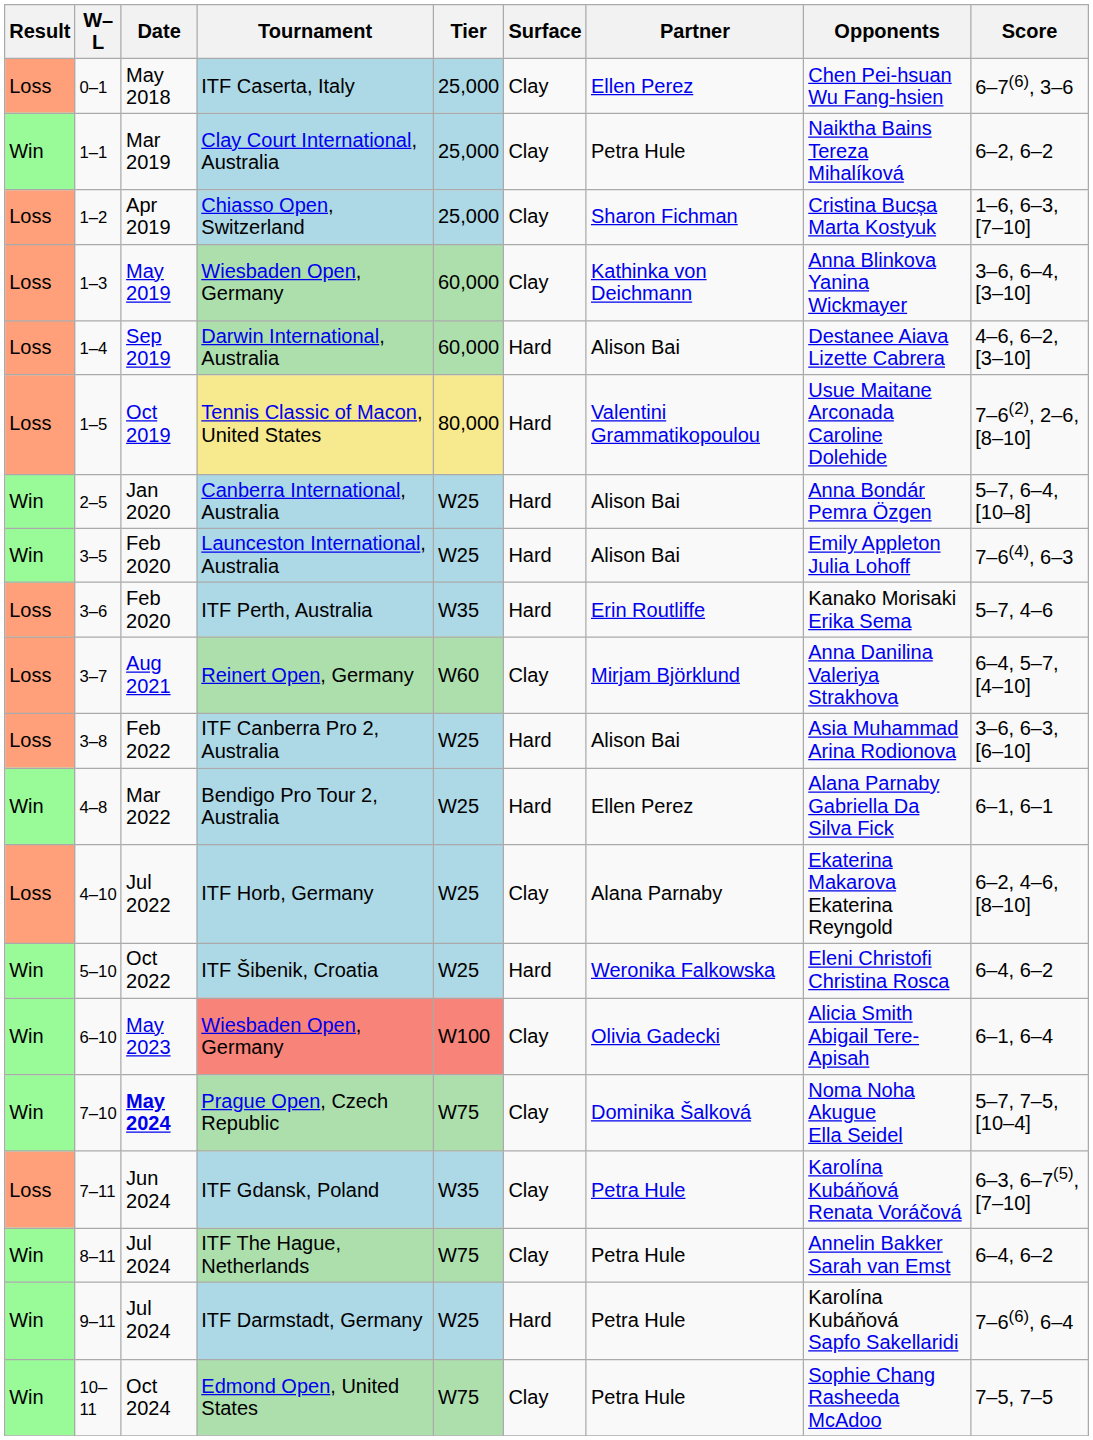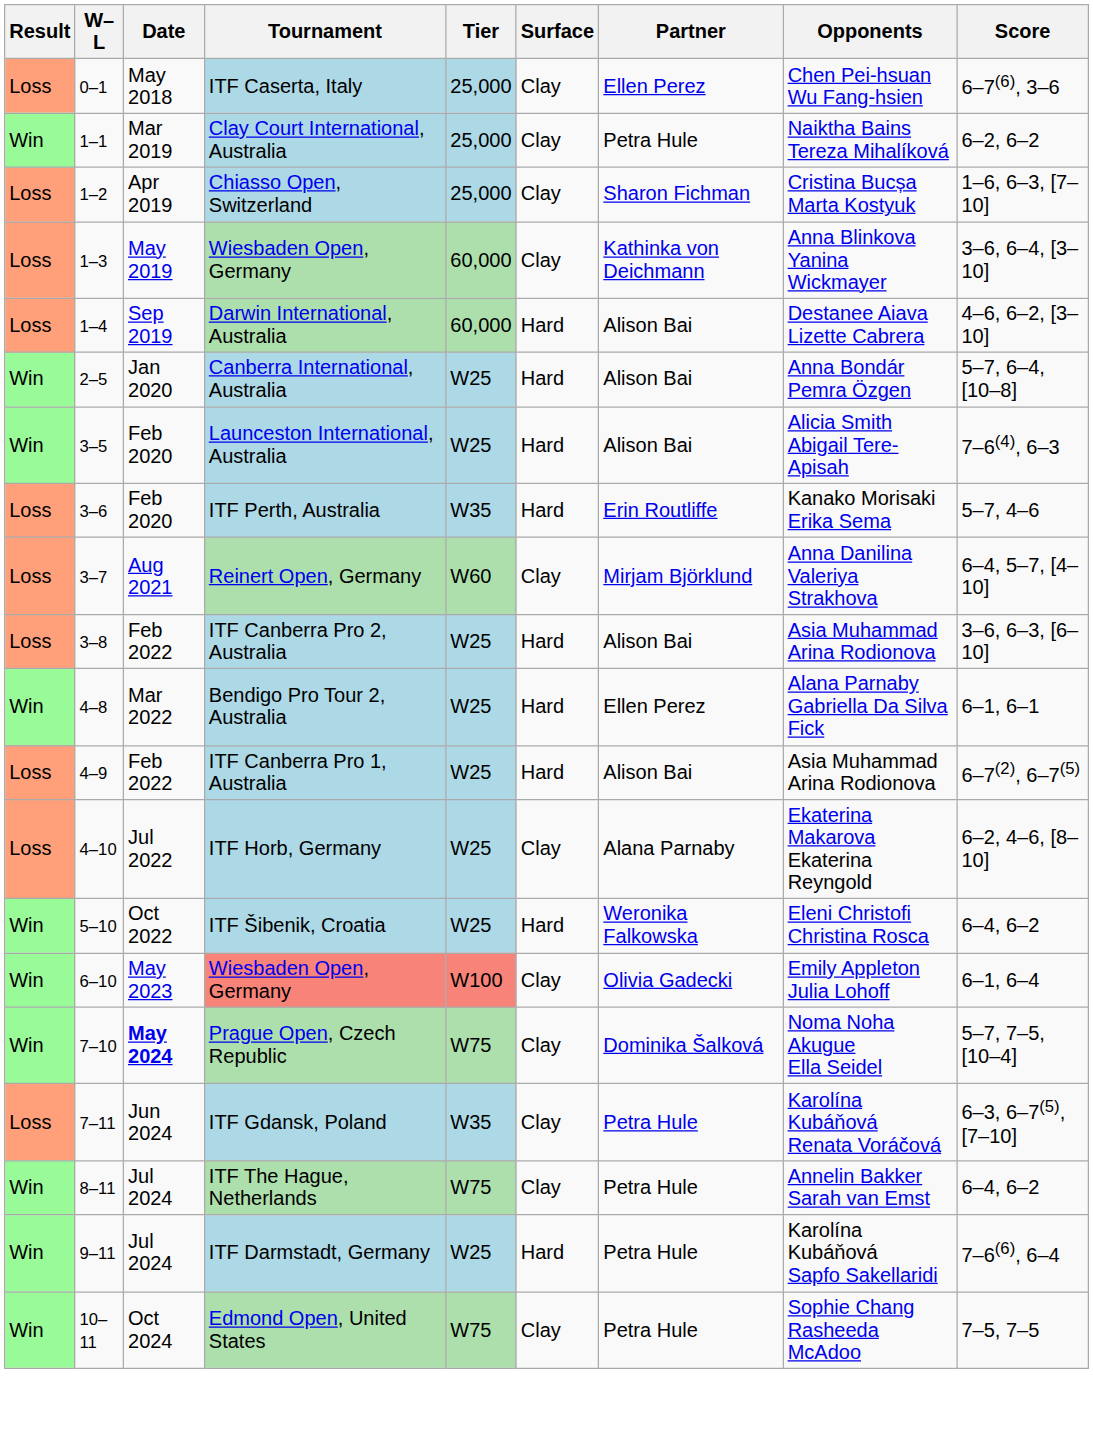- row: (93, 425)
(874, 555) Emily Appleton Julia Lohoff -> (843, 444) Alicia Smith Abigail Tere-Apisah
+ row: (93, 773)
(864, 1036) Alicia Smith Abigail Tere-Apisah -> (854, 979) Emily Appleton Julia Lohoff
